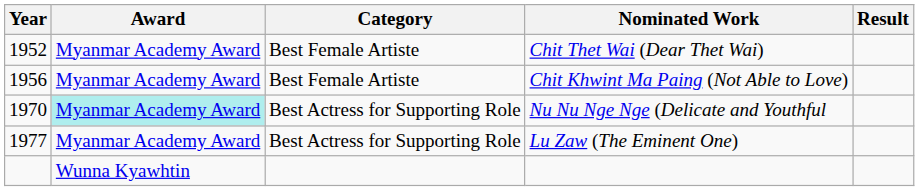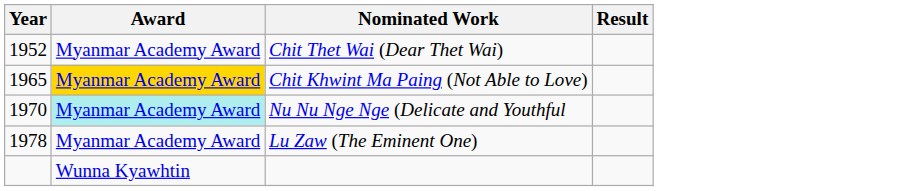- column: (395, 19)
(28, 79) 1956 -> (28, 79) 1965
(158, 79) no background -> (158, 79) gold background
(28, 140) 1977 -> (28, 140) 1978
